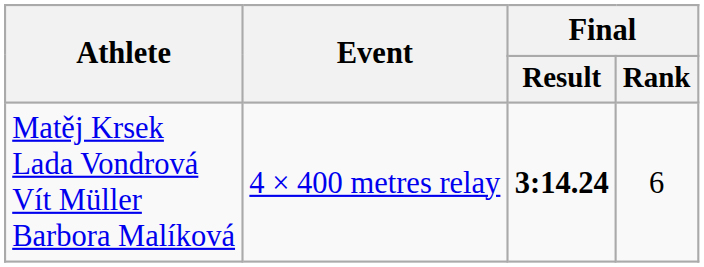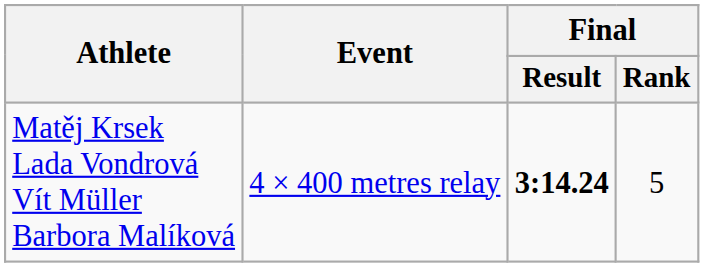(657, 182) 6 -> (657, 182) 5
